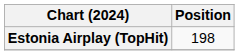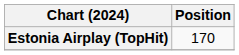(203, 38) 198 -> (203, 38) 170
